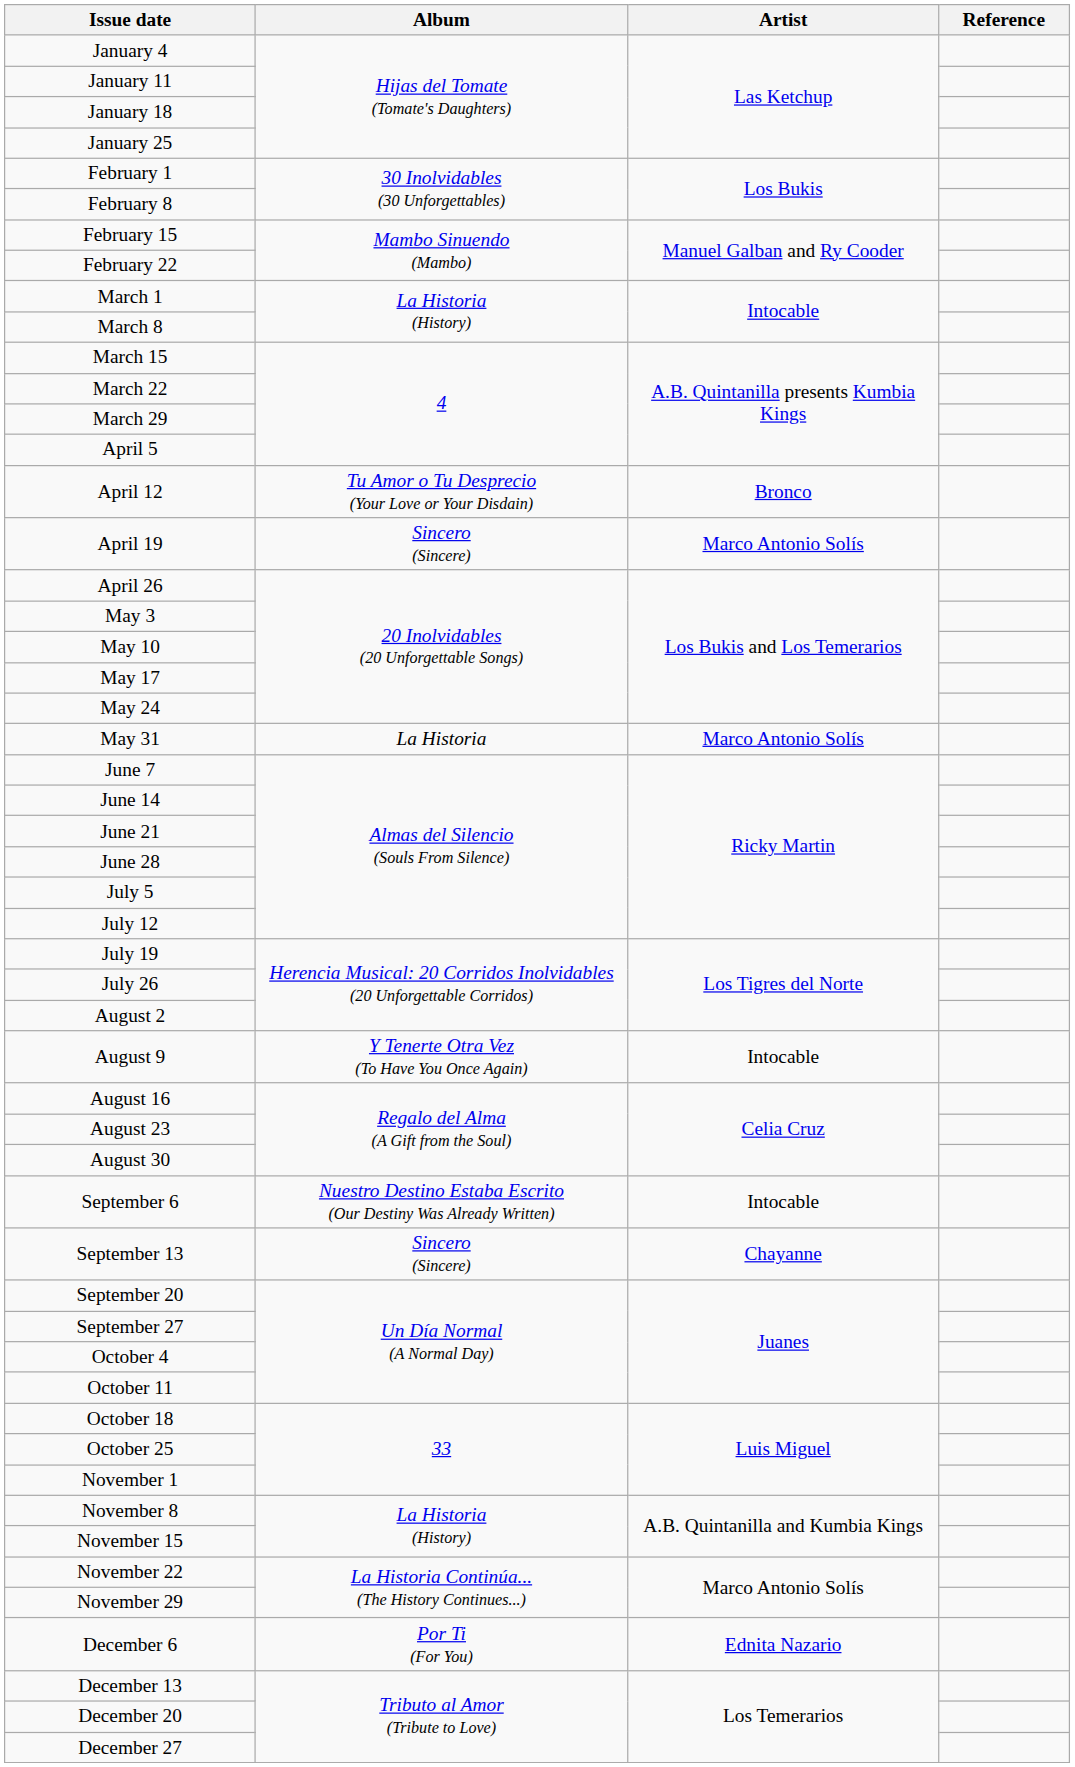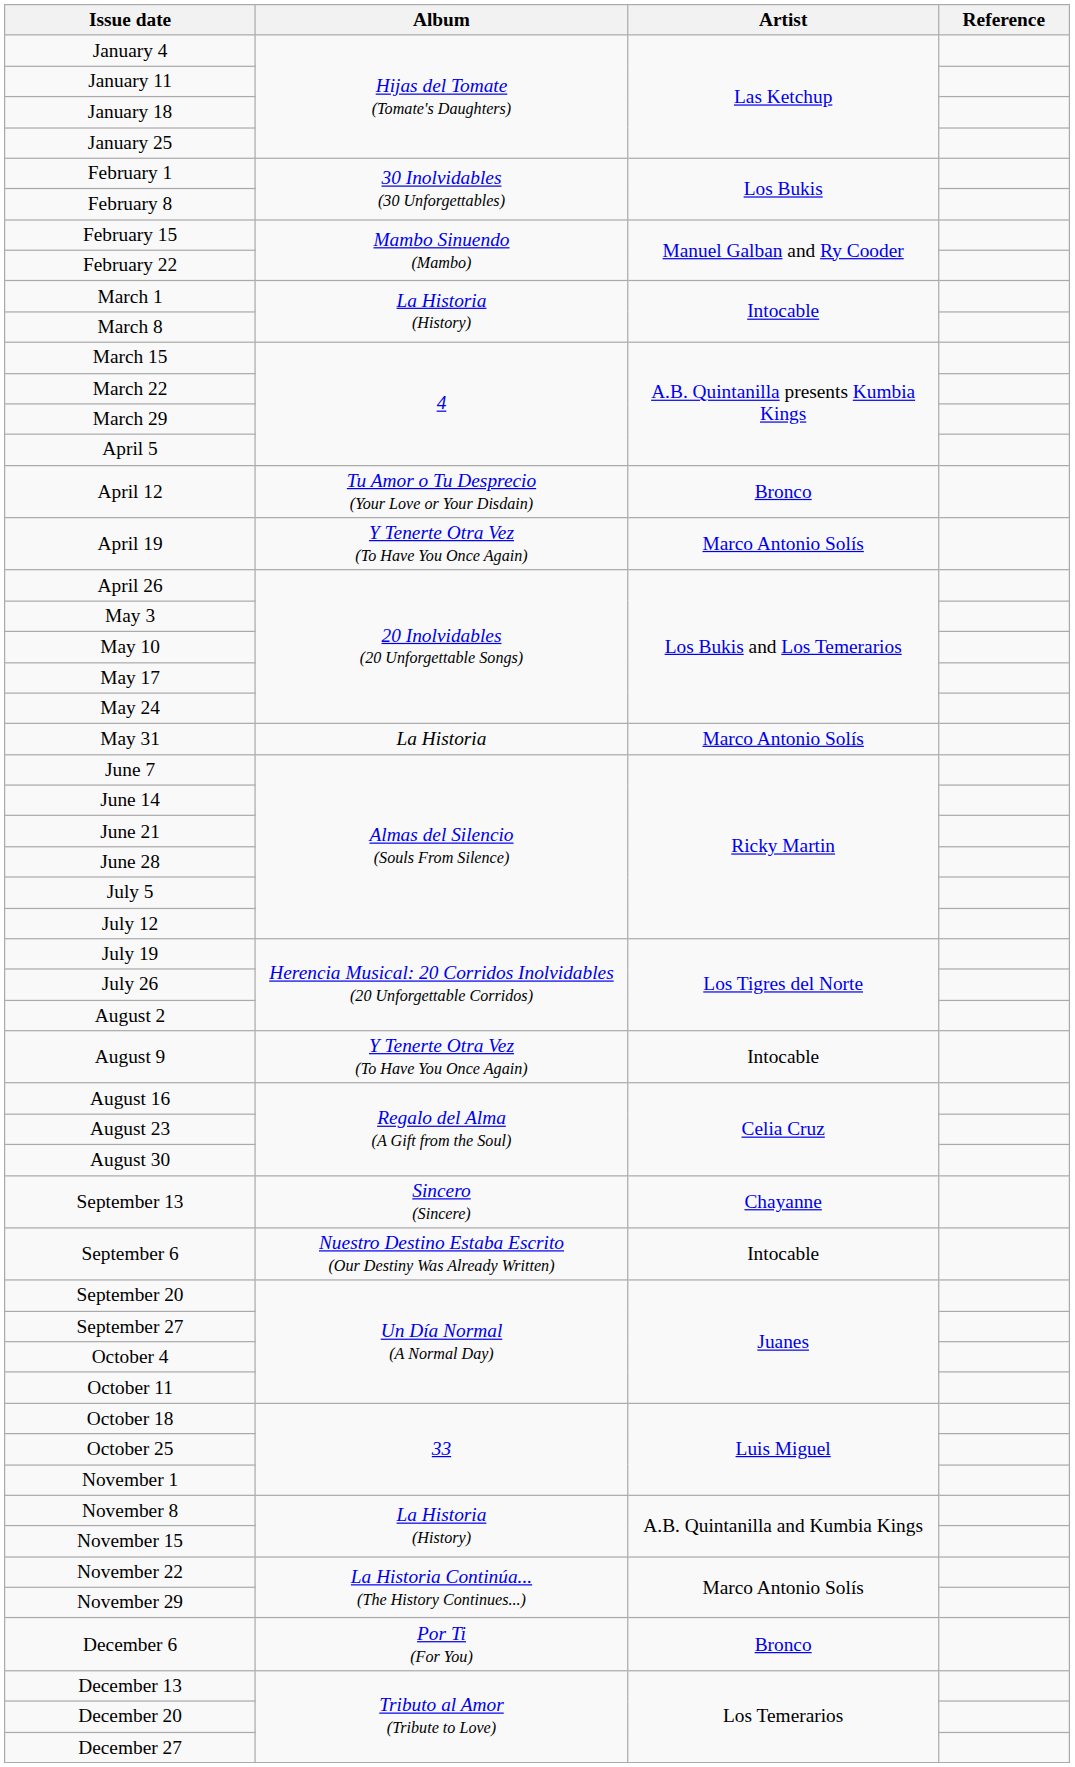(441, 543) Sincero (Sincere) -> (441, 543) Y Tenerte Otra Vez (To Have You Once Again)
rows swapped: (130, 1201) <-> (130, 1253)
(783, 1644) Ednita Nazario -> (783, 1644) Bronco
